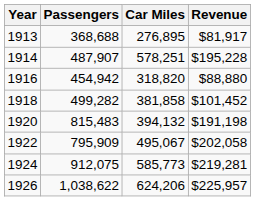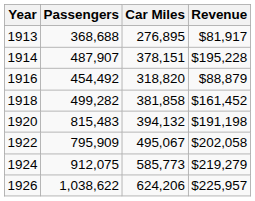(161, 57) 578,251 -> (161, 57) 378,151
(95, 79) 454,942 -> (95, 79) 454,492
(223, 79) $88,880 -> (223, 79) $88,879
(219, 100) $101,452 -> (219, 100) $161,452
(219, 164) $219,281 -> (219, 164) $219,279
